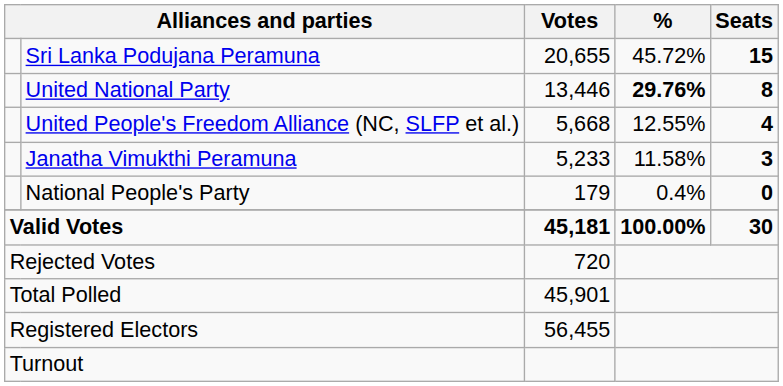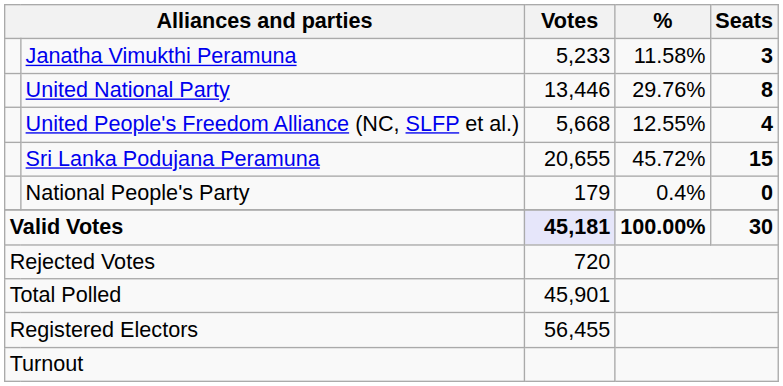rows swapped: (173, 55) <-> (161, 158)
(669, 90) bold -> (669, 90) normal
(577, 227) no background -> (577, 227) lavender background
